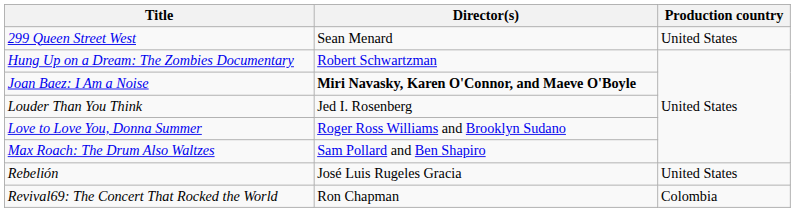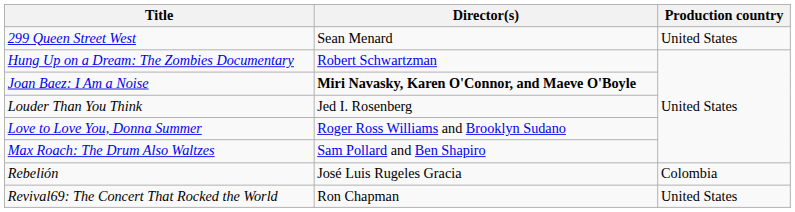(699, 173) United States -> (689, 173) Colombia
(689, 196) Colombia -> (699, 196) United States
